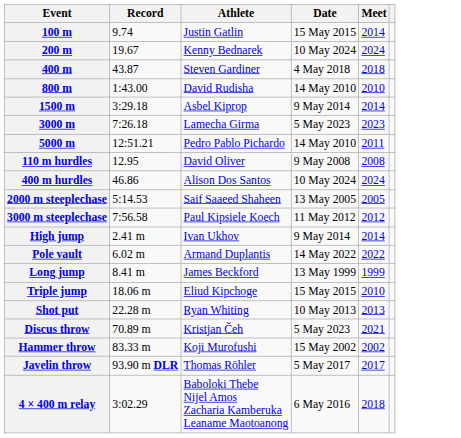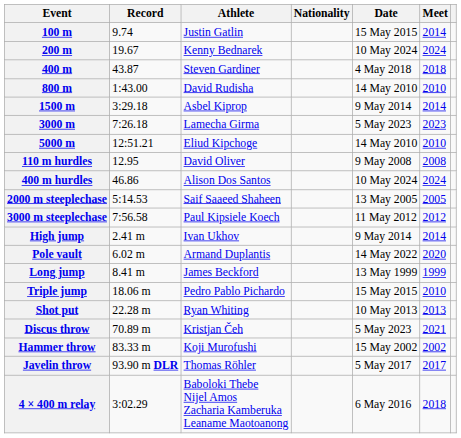+ column: (322, 13)
(234, 143) Pedro Pablo Pichardo -> (220, 143) Eliud Kipchoge
(373, 143) 2011 -> (434, 143) 2010
(373, 254) 2022 -> (434, 254) 2020
(220, 291) Eliud Kipchoge -> (234, 291) Pedro Pablo Pichardo
